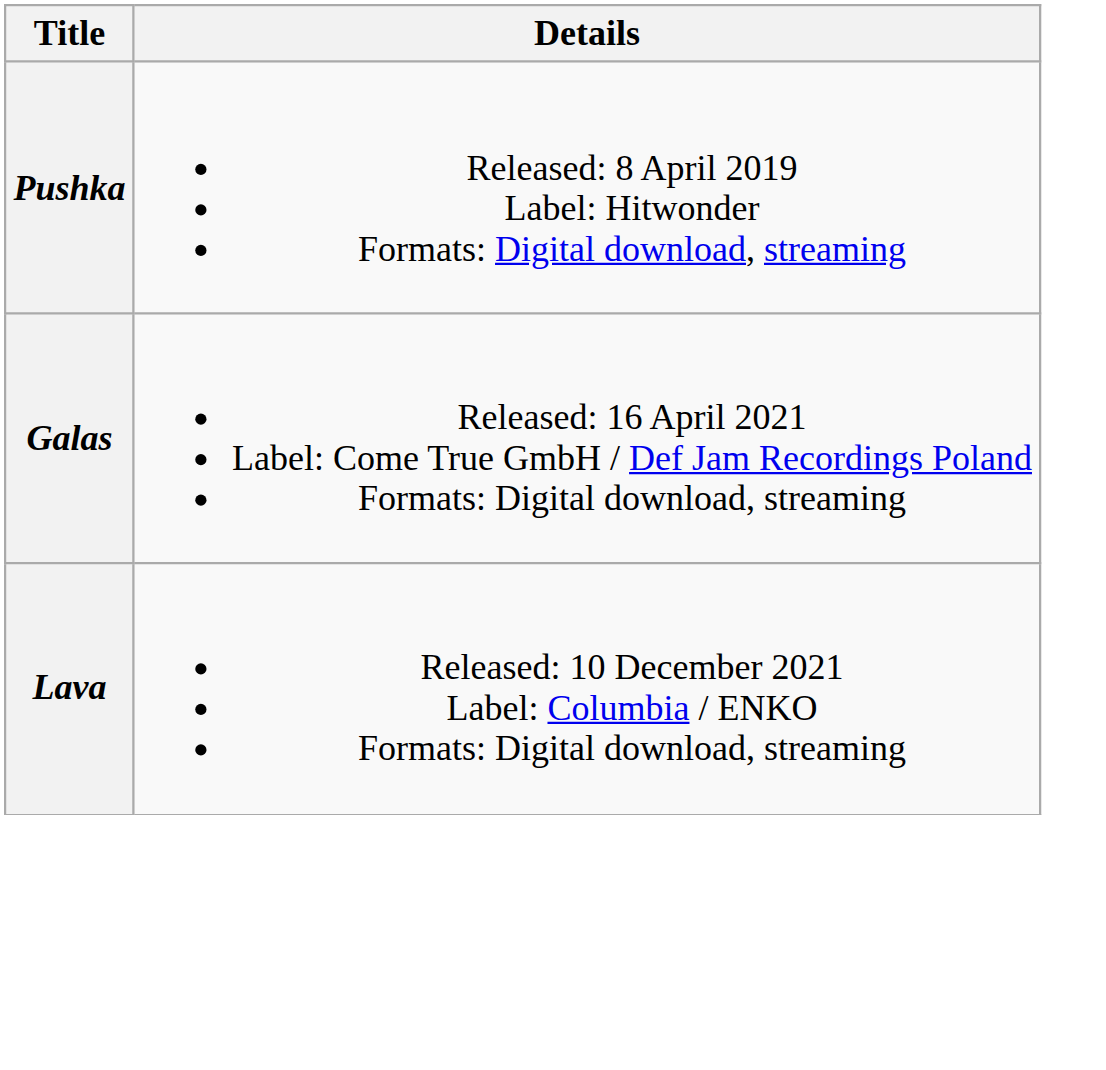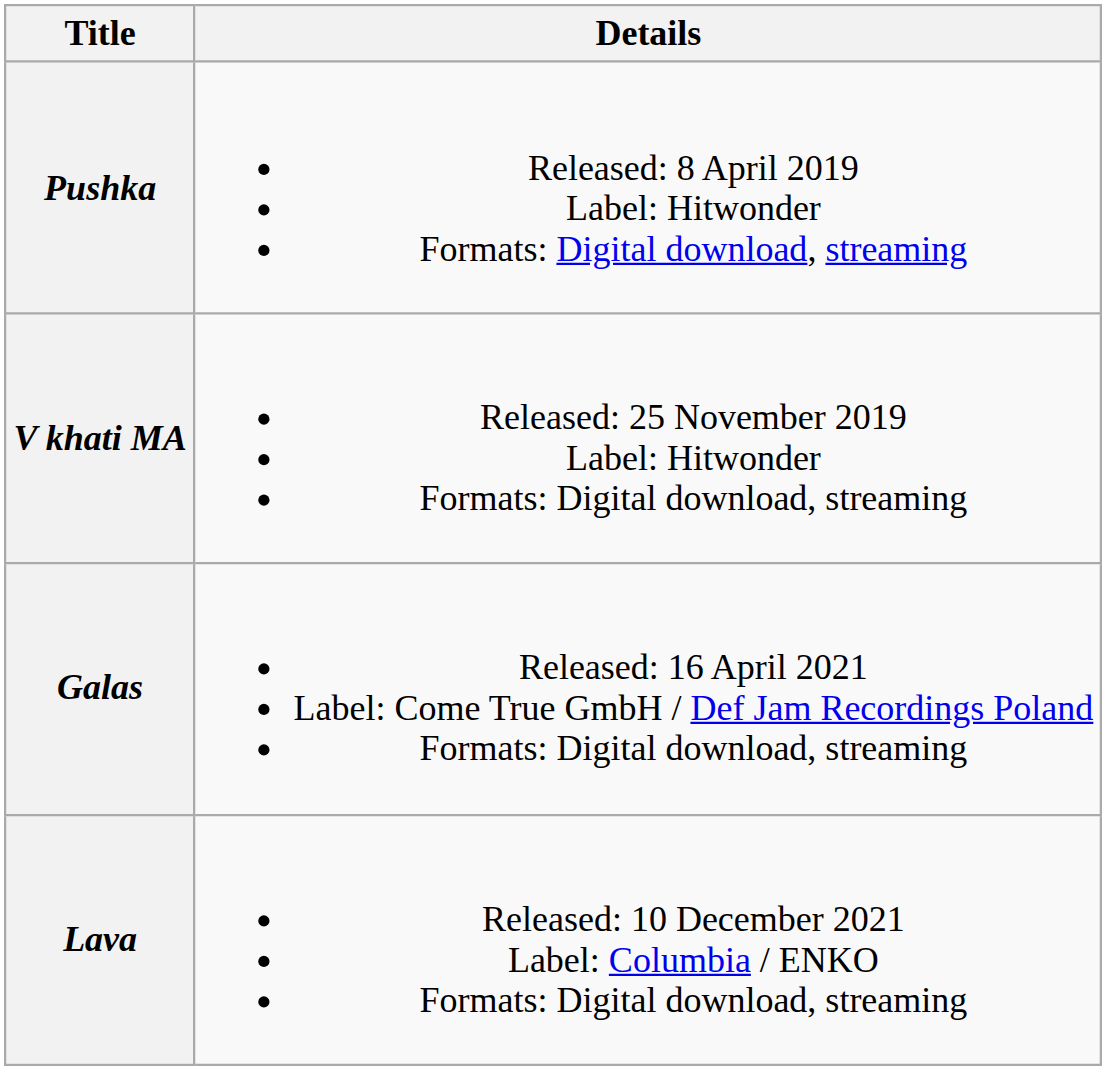+ row: (100, 437)
